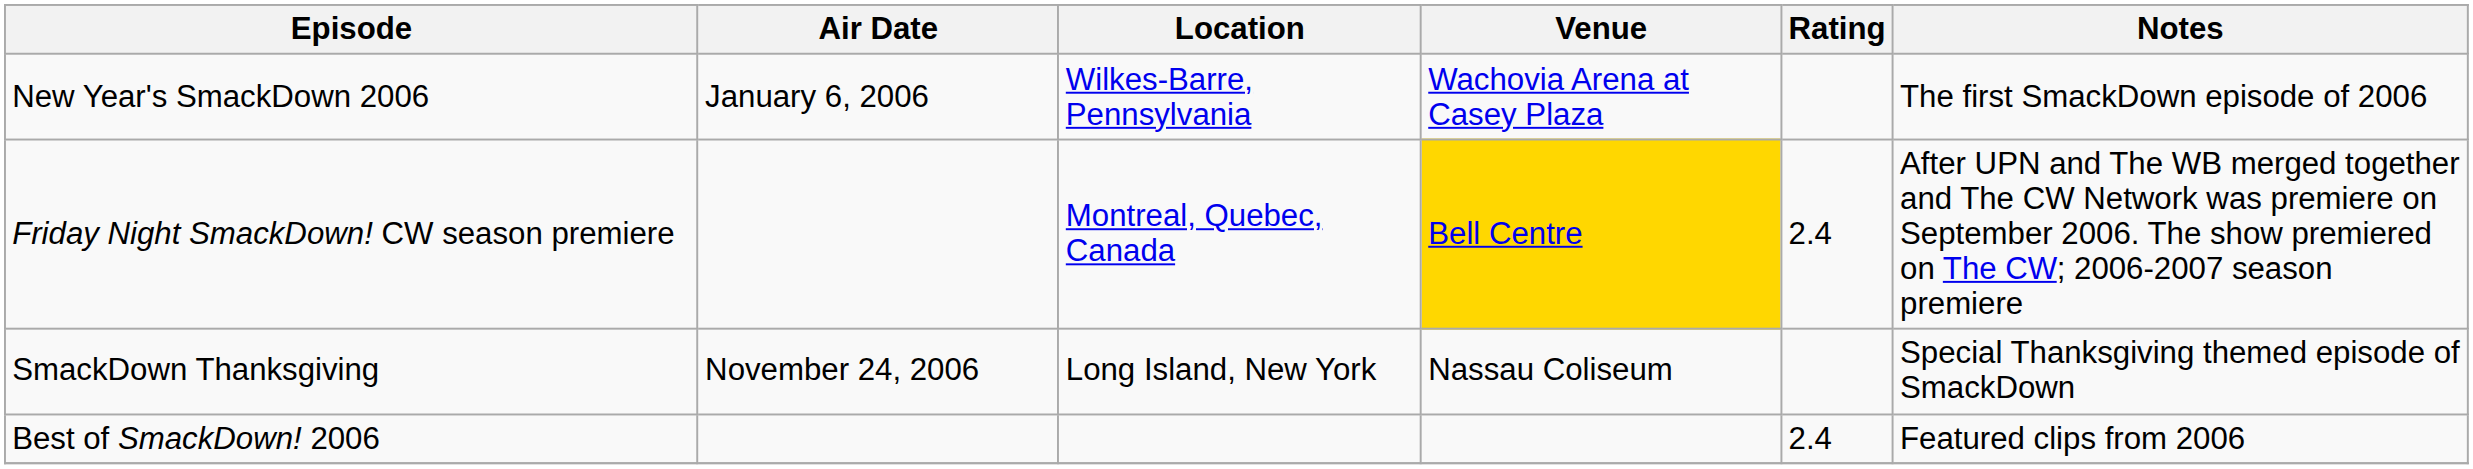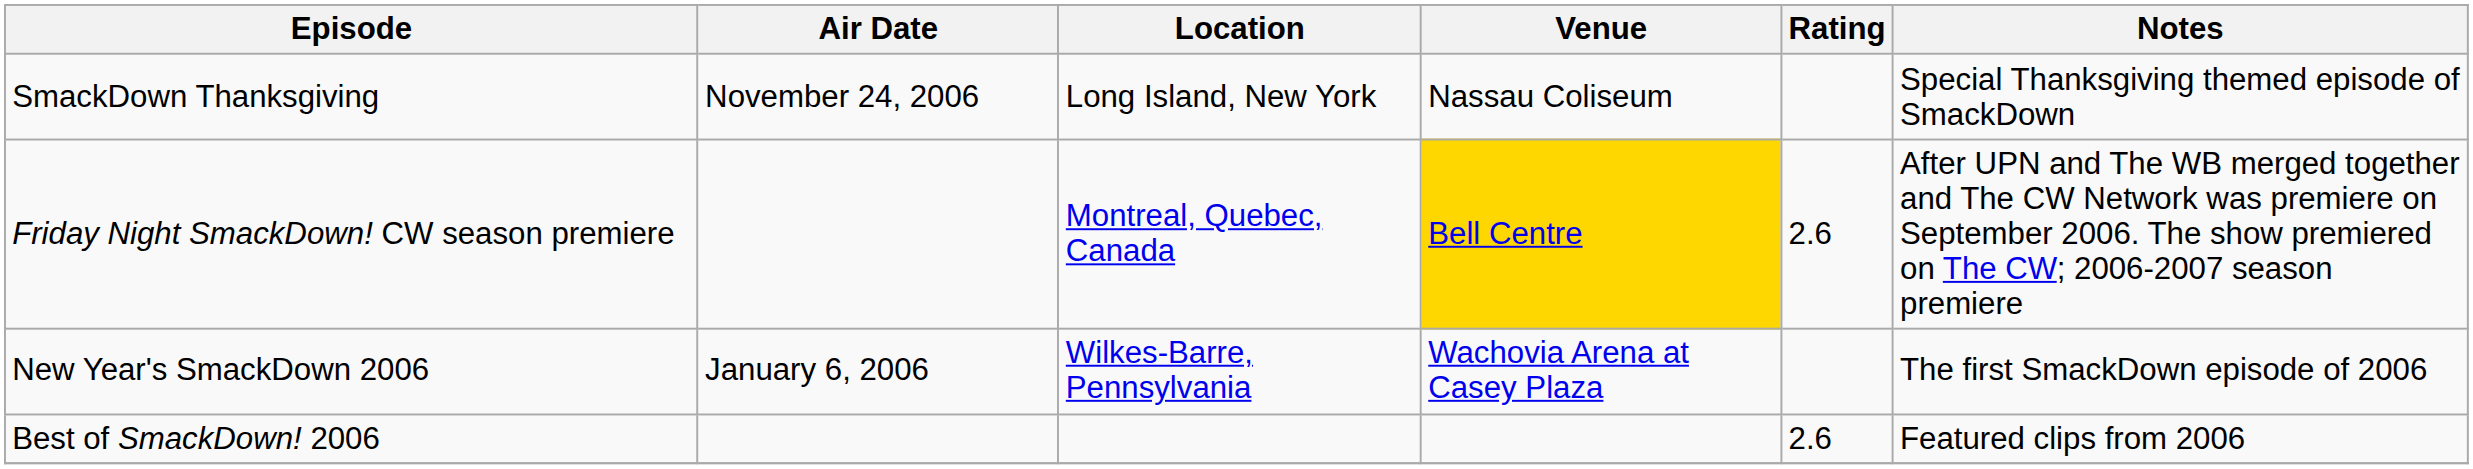rows swapped: (221, 96) <-> (196, 370)
(1810, 233) 2.4 -> (1810, 233) 2.6
(1810, 437) 2.4 -> (1810, 437) 2.6
